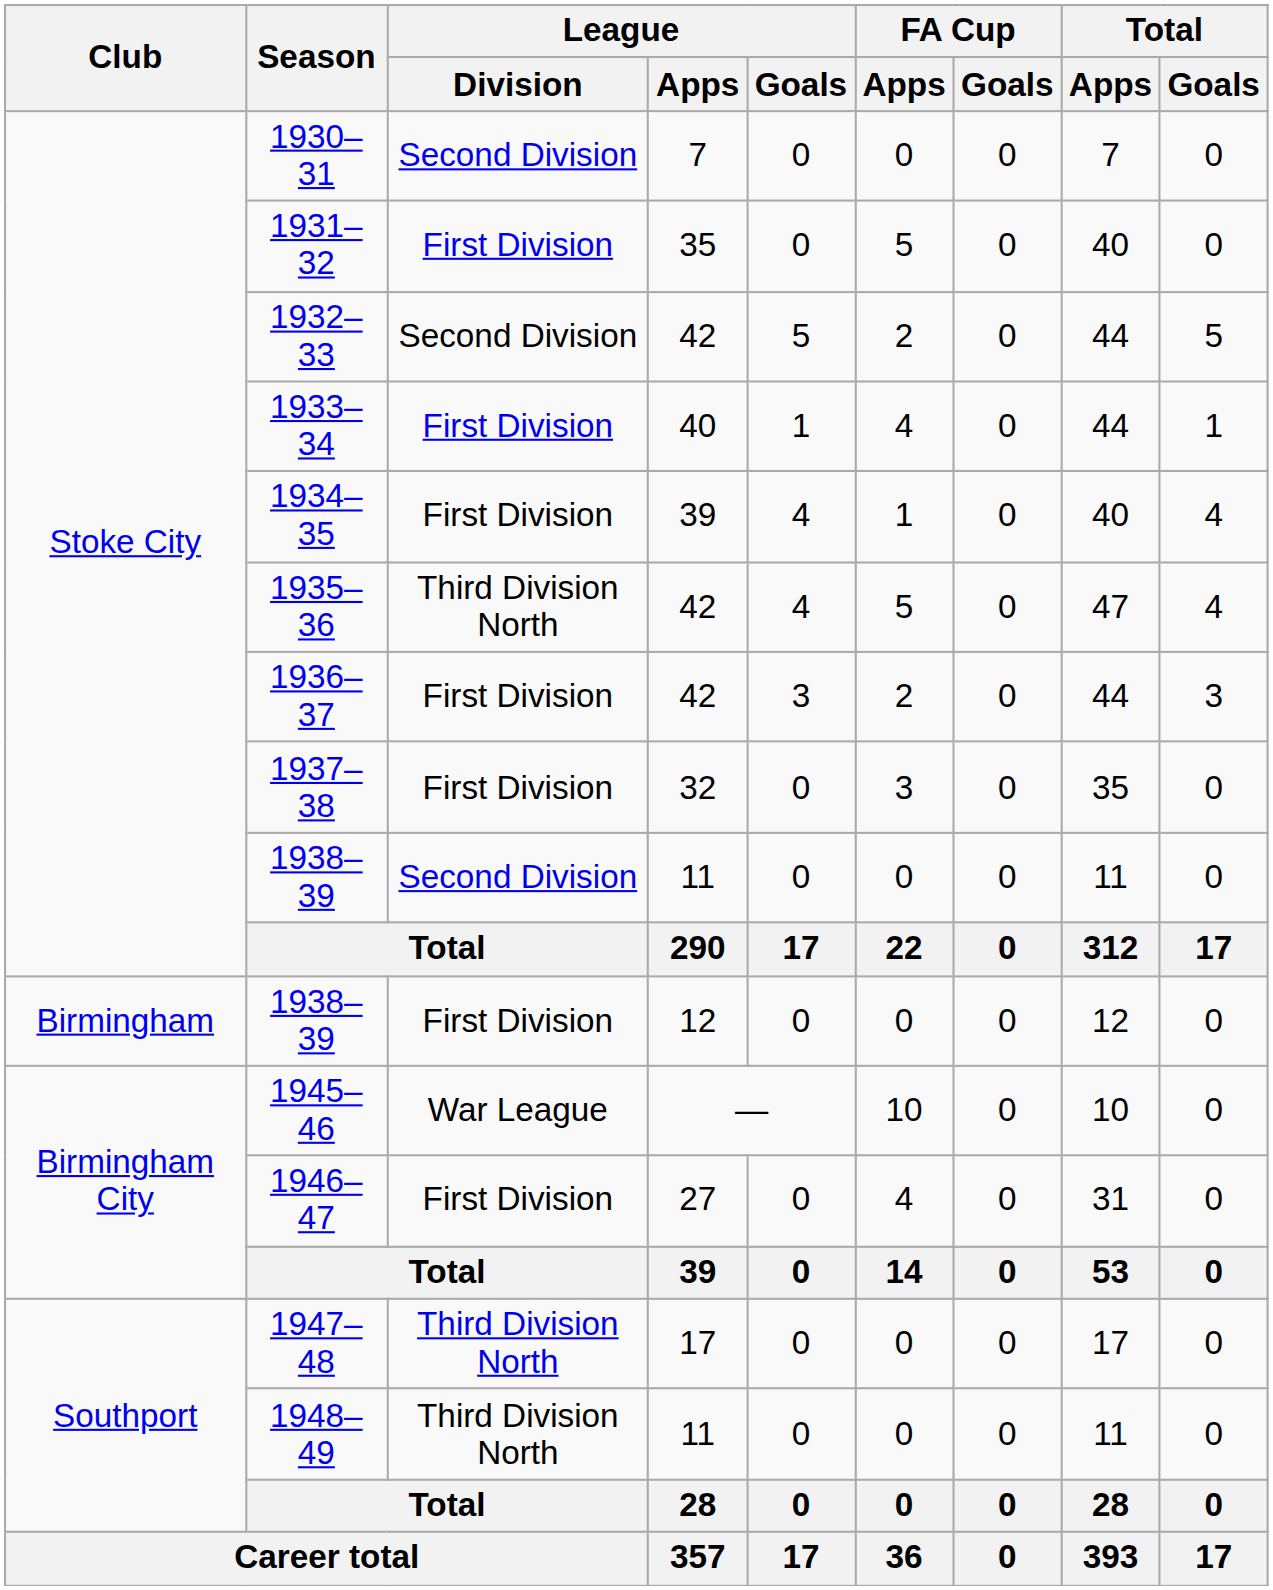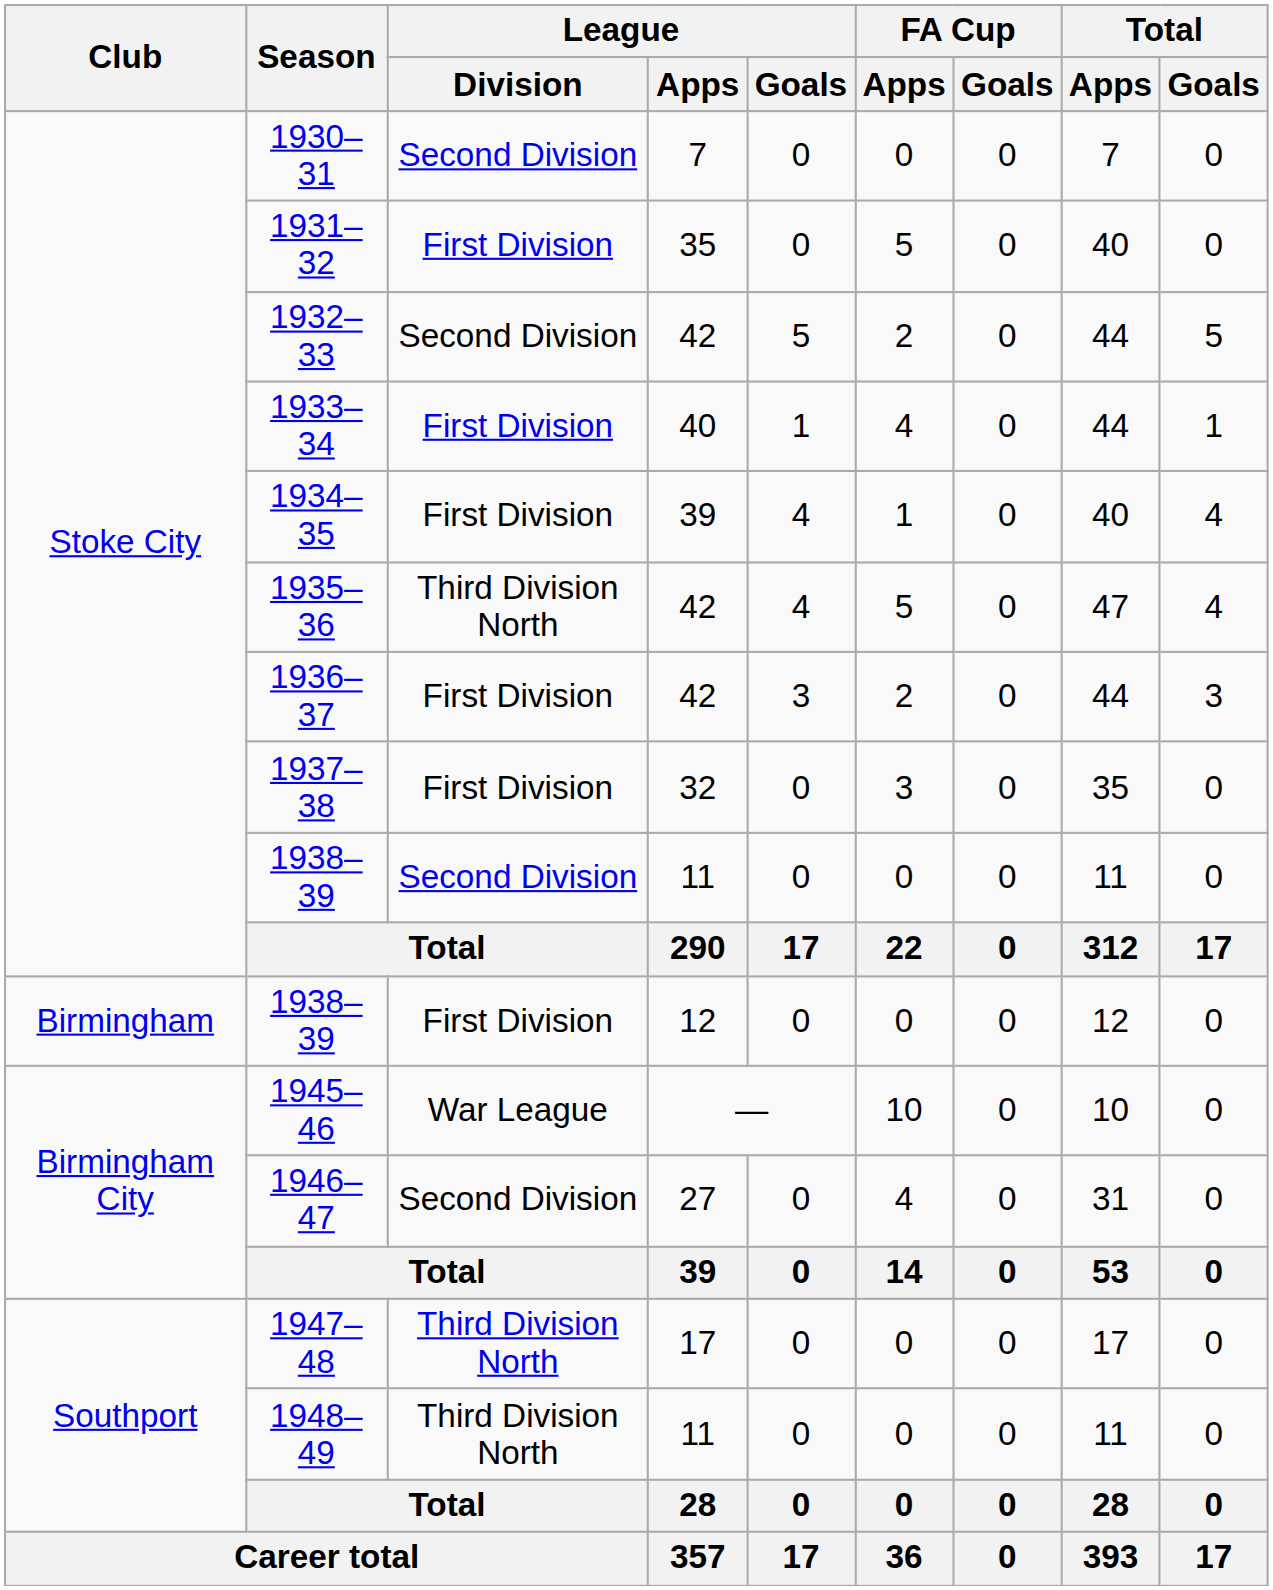(518, 1200) First Division -> (518, 1200) Second Division
